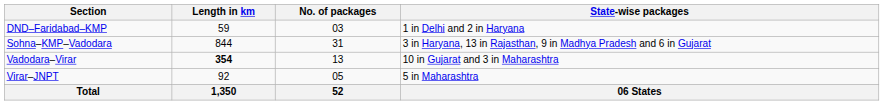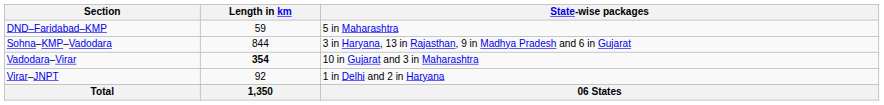- column: (338, 12)
(464, 28) 1 in Delhi and 2 in Haryana -> (361, 28) 5 in Maharashtra
(441, 76) 5 in Maharashtra -> (384, 76) 1 in Delhi and 2 in Haryana
